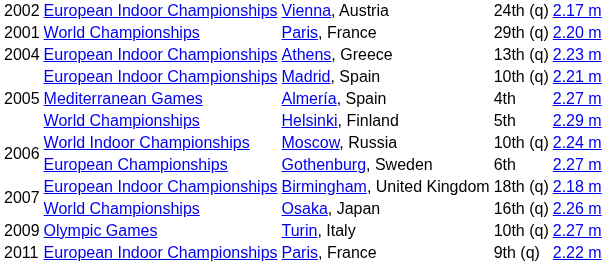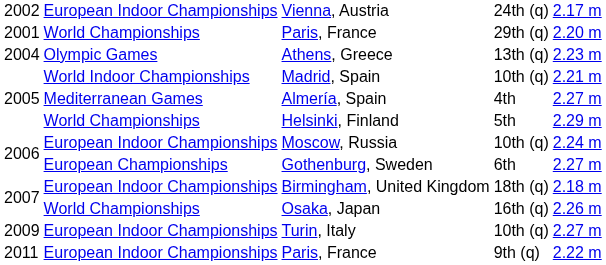(161, 54) European Indoor Championships -> (100, 54) Olympic Games
(161, 76) European Indoor Championships -> (147, 76) World Indoor Championships
(147, 142) World Indoor Championships -> (161, 142) European Indoor Championships
(100, 230) Olympic Games -> (161, 230) European Indoor Championships
